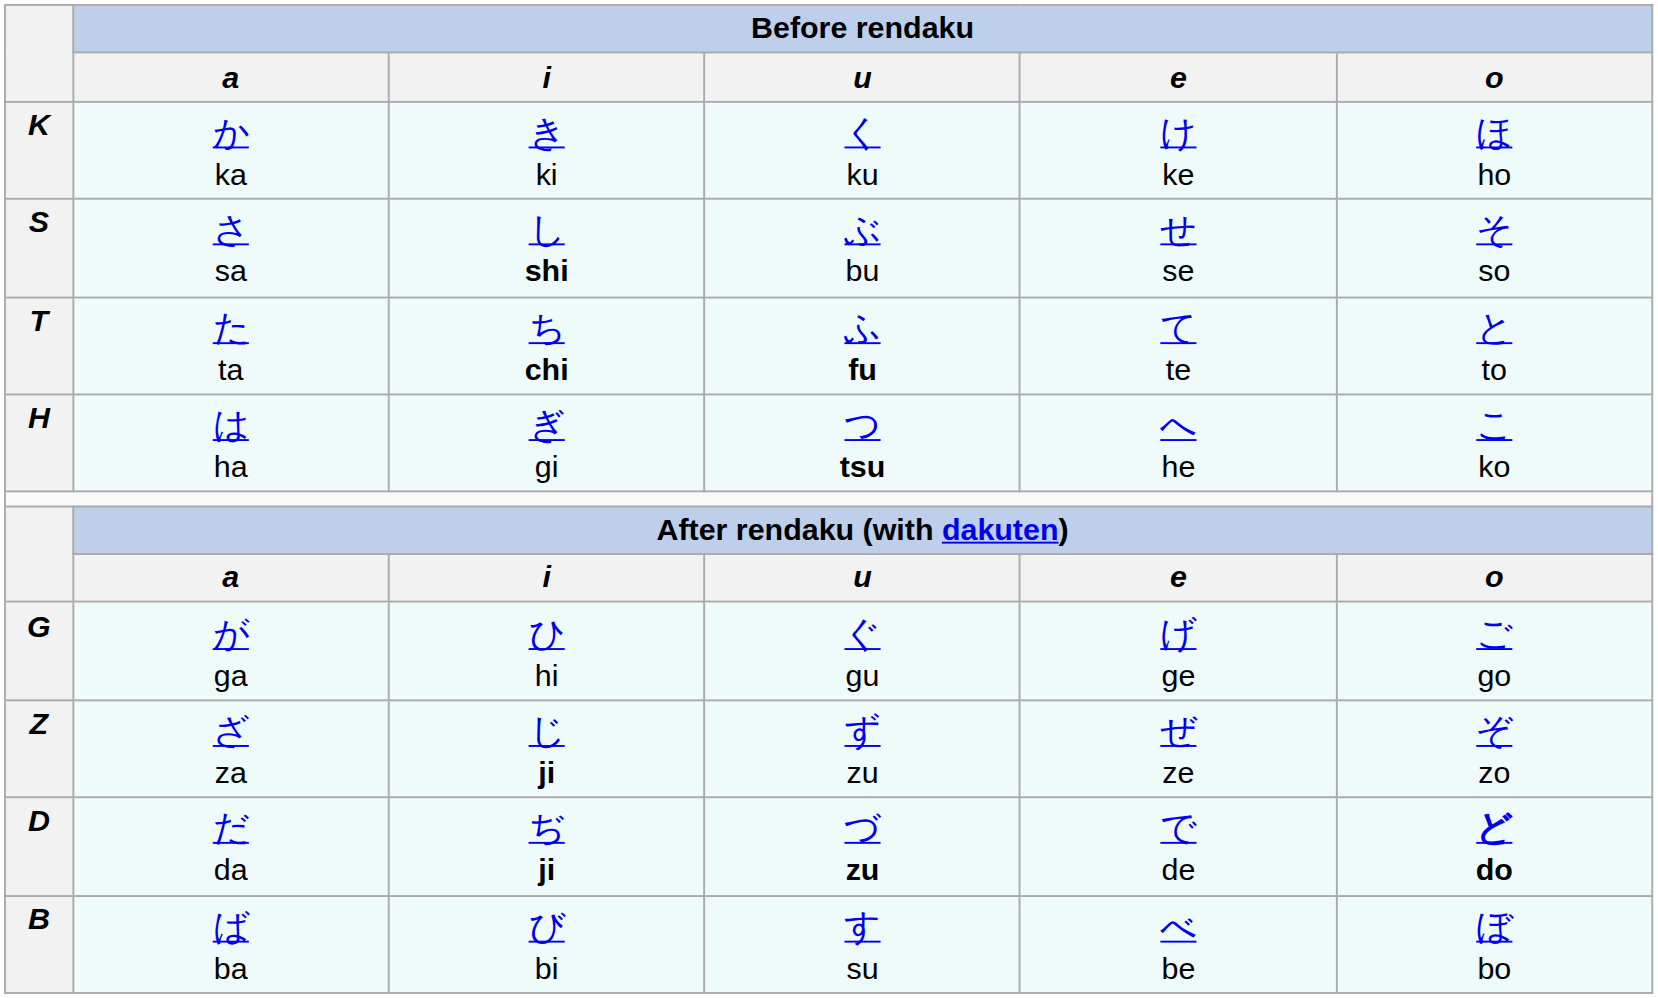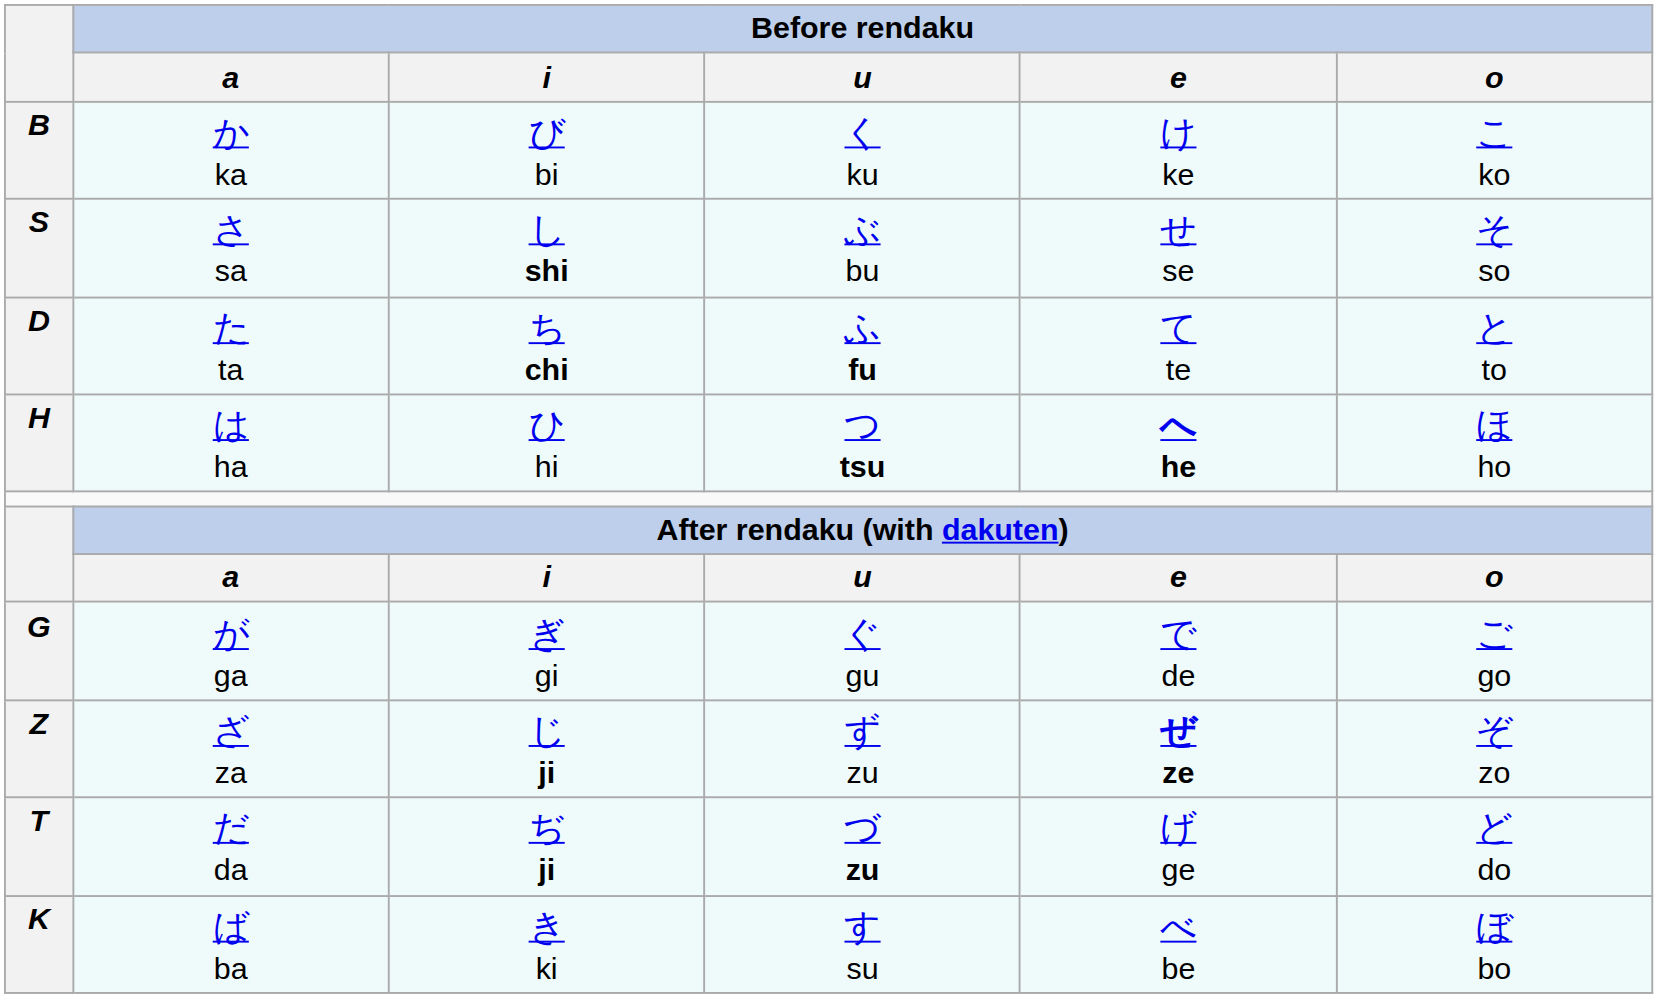(39, 125) K -> (39, 125) B
(547, 151) き ki -> (547, 151) び bi
(1494, 151) ほ ho -> (1494, 151) こ ko
(39, 320) T -> (39, 320) D
(547, 444) ぎ gi -> (547, 444) ひ hi
(1178, 444) normal -> (1178, 444) bold
(1494, 444) こ ko -> (1494, 444) ほ ho
(547, 652) ひ hi -> (547, 652) ぎ gi
(1178, 652) げ ge -> (1178, 652) で de
(1178, 750) normal -> (1178, 750) bold
(39, 821) D -> (39, 821) T
(1178, 847) で de -> (1178, 847) げ ge
(1494, 847) bold -> (1494, 847) normal
(39, 918) B -> (39, 918) K
(547, 945) び bi -> (547, 945) き ki
